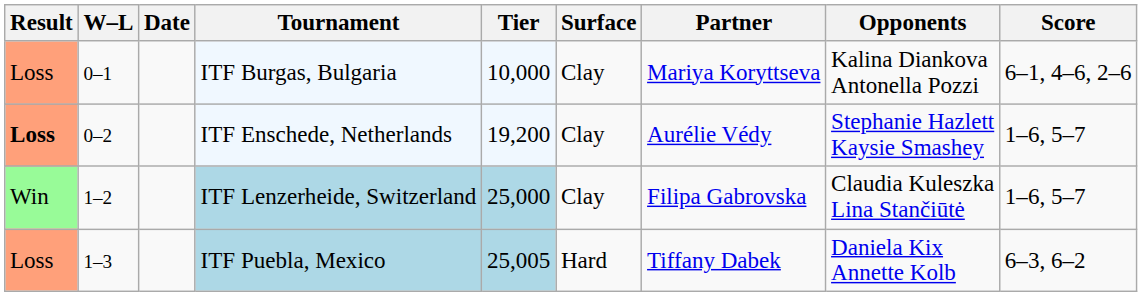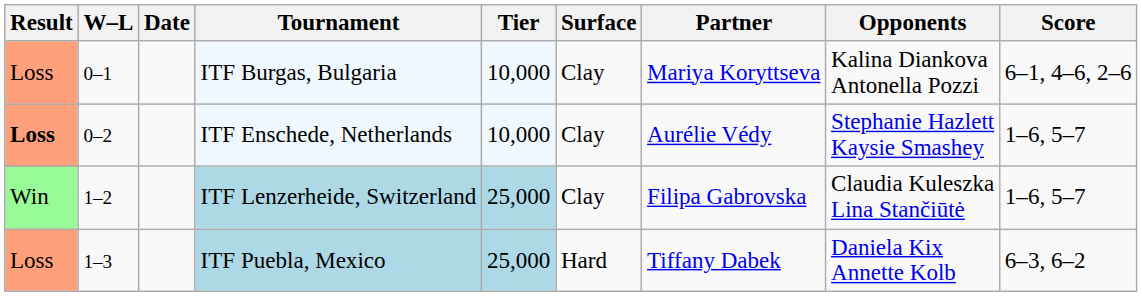(519, 134) 19,200 -> (519, 134) 10,000
(519, 259) 25,005 -> (519, 259) 25,000
